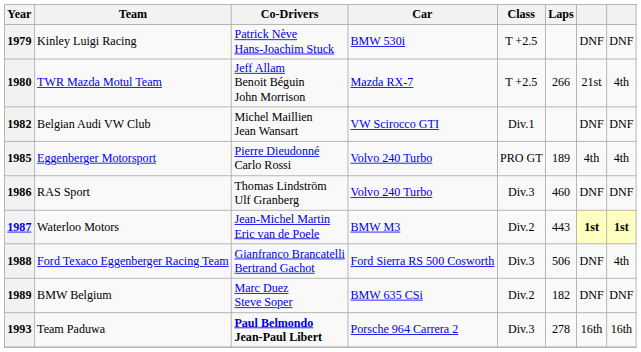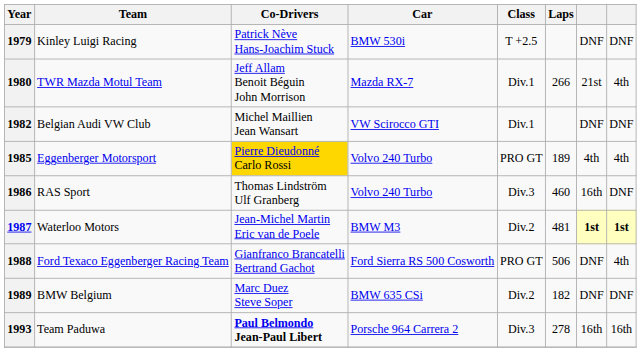(521, 83) T +2.5 -> (521, 83) Div.1
(277, 158) no background -> (277, 158) gold background
(592, 193) DNF -> (592, 193) 16th
(561, 227) 443 -> (561, 227) 481
(521, 261) Div.3 -> (521, 261) PRO GT
